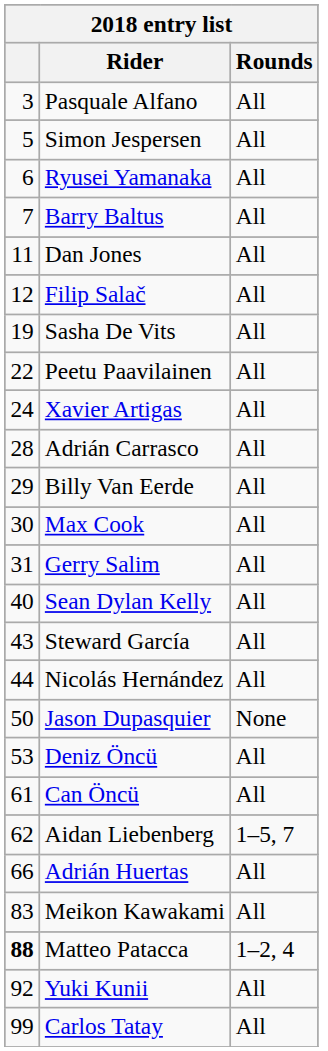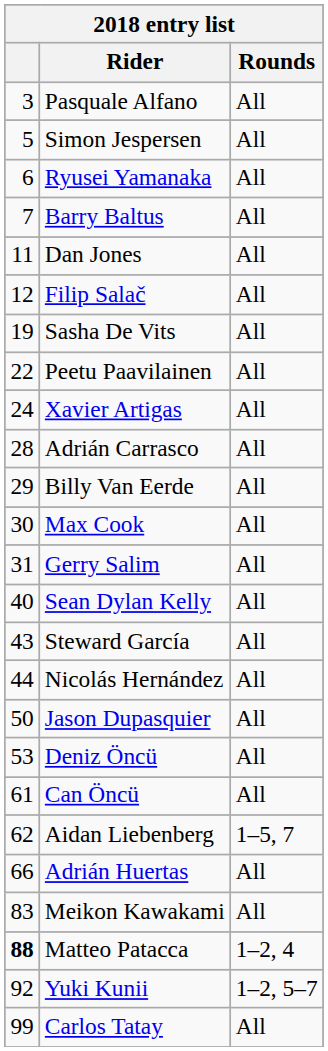(261, 718) None -> (251, 718) All
(251, 988) All -> (277, 988) 1–2, 5–7
